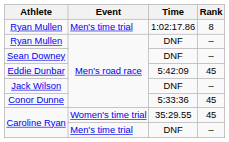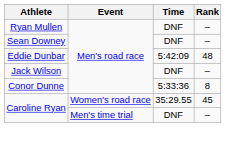- row: (36, 27)
(211, 71) 45 -> (207, 56) 48
(211, 101) 45 -> (207, 86) 8
(108, 116) Women's time trial -> (110, 101) Women's road race
